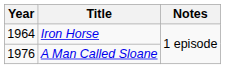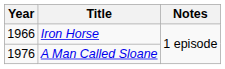(21, 34) 1964 -> (21, 34) 1966
